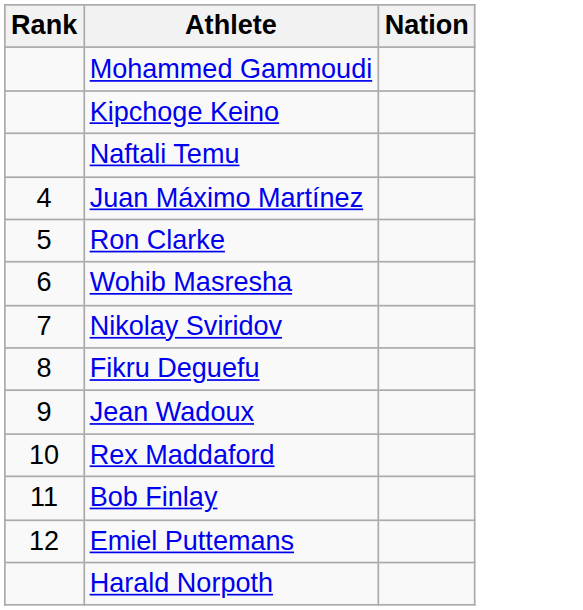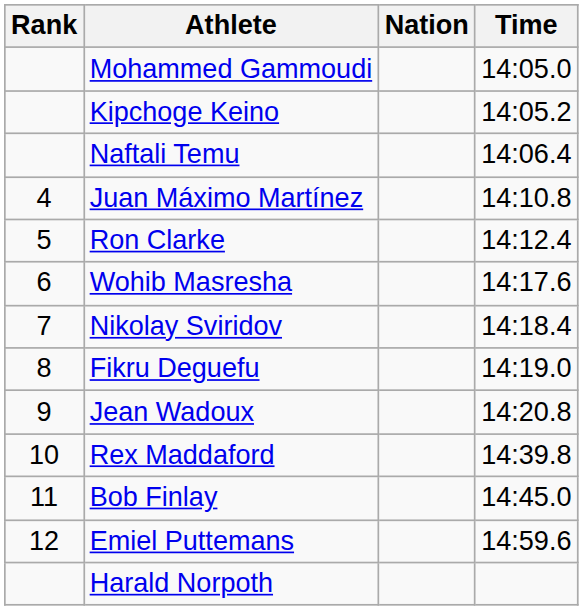+ column: (526, 25)
